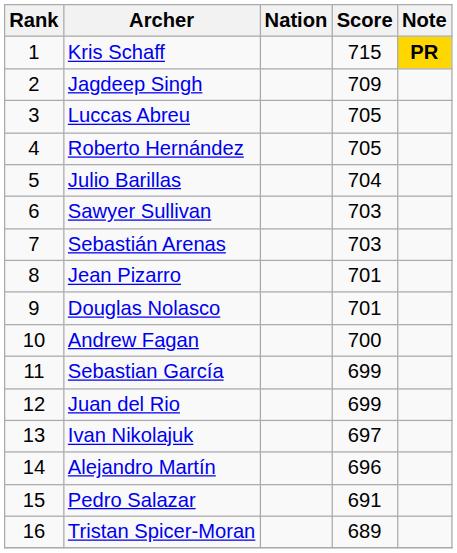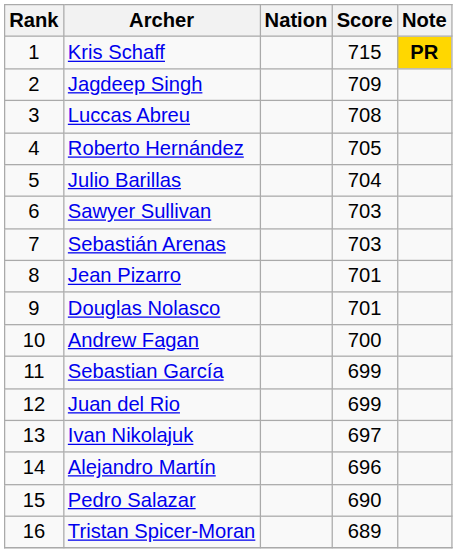(365, 116) 705 -> (365, 116) 708
(365, 500) 691 -> (365, 500) 690
